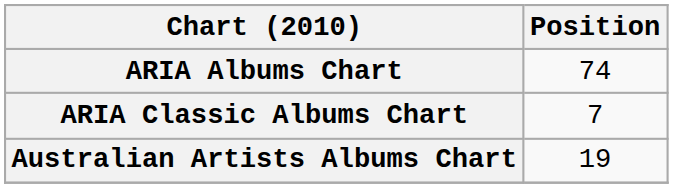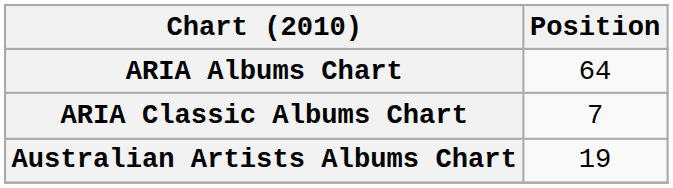(595, 71) 74 -> (595, 71) 64
